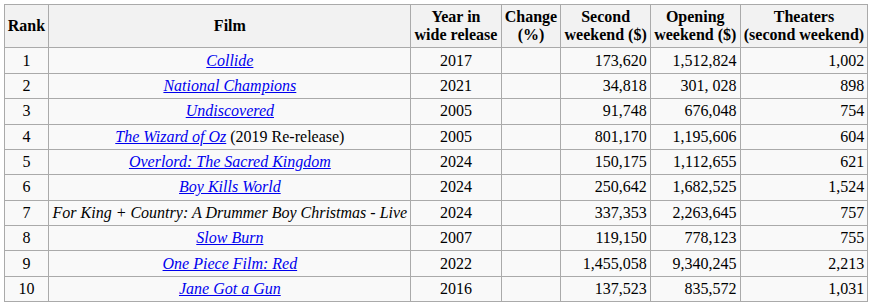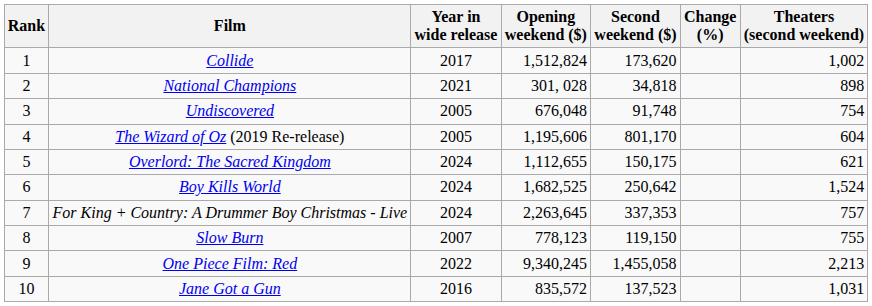columns swapped: (695, 26) <-> (531, 26)
